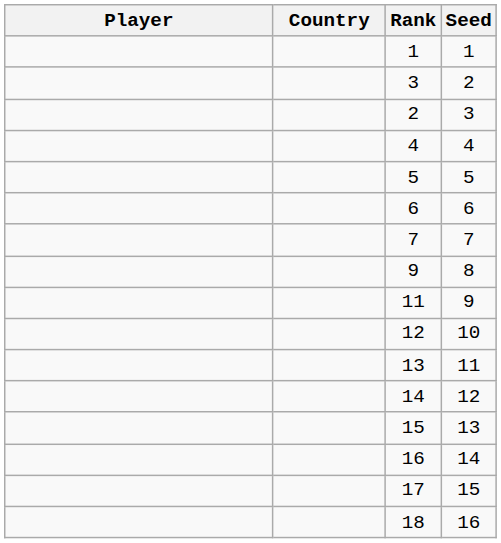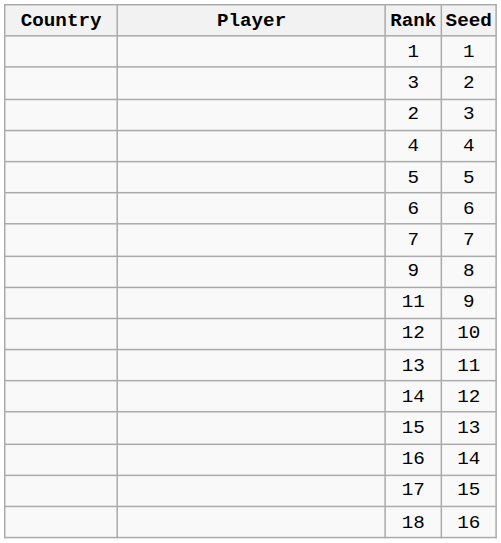columns swapped: (329, 20) <-> (139, 20)
